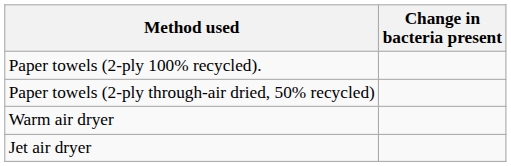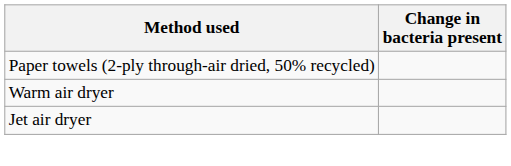- row: (135, 65)
